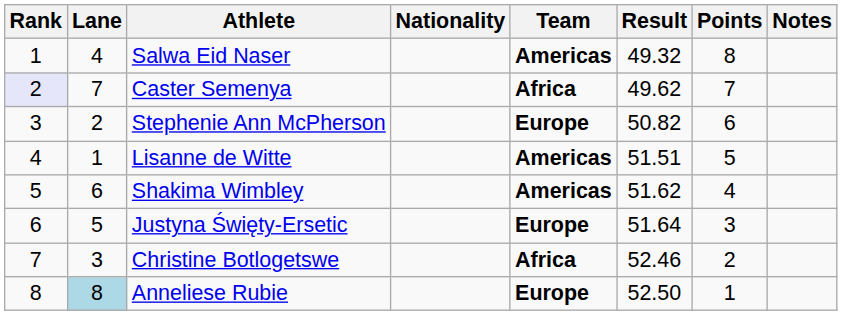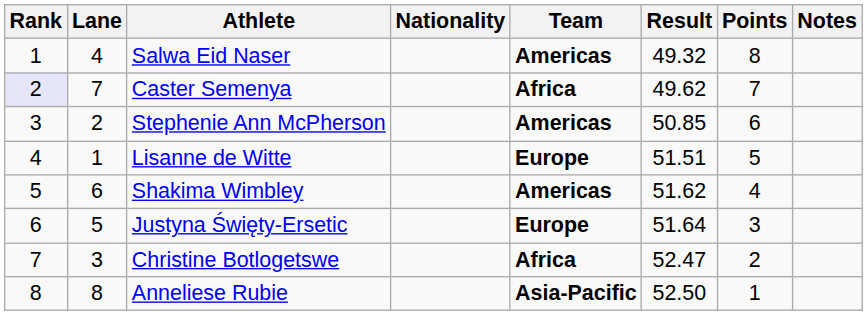(552, 123) Europe -> (563, 123) Americas
(654, 123) 50.82 -> (679, 123) 50.85
(563, 157) Americas -> (552, 157) Europe
(654, 259) 52.46 -> (679, 259) 52.47
(97, 293) lightblue background -> (97, 293) no background
(552, 293) Europe -> (576, 293) Asia-Pacific
